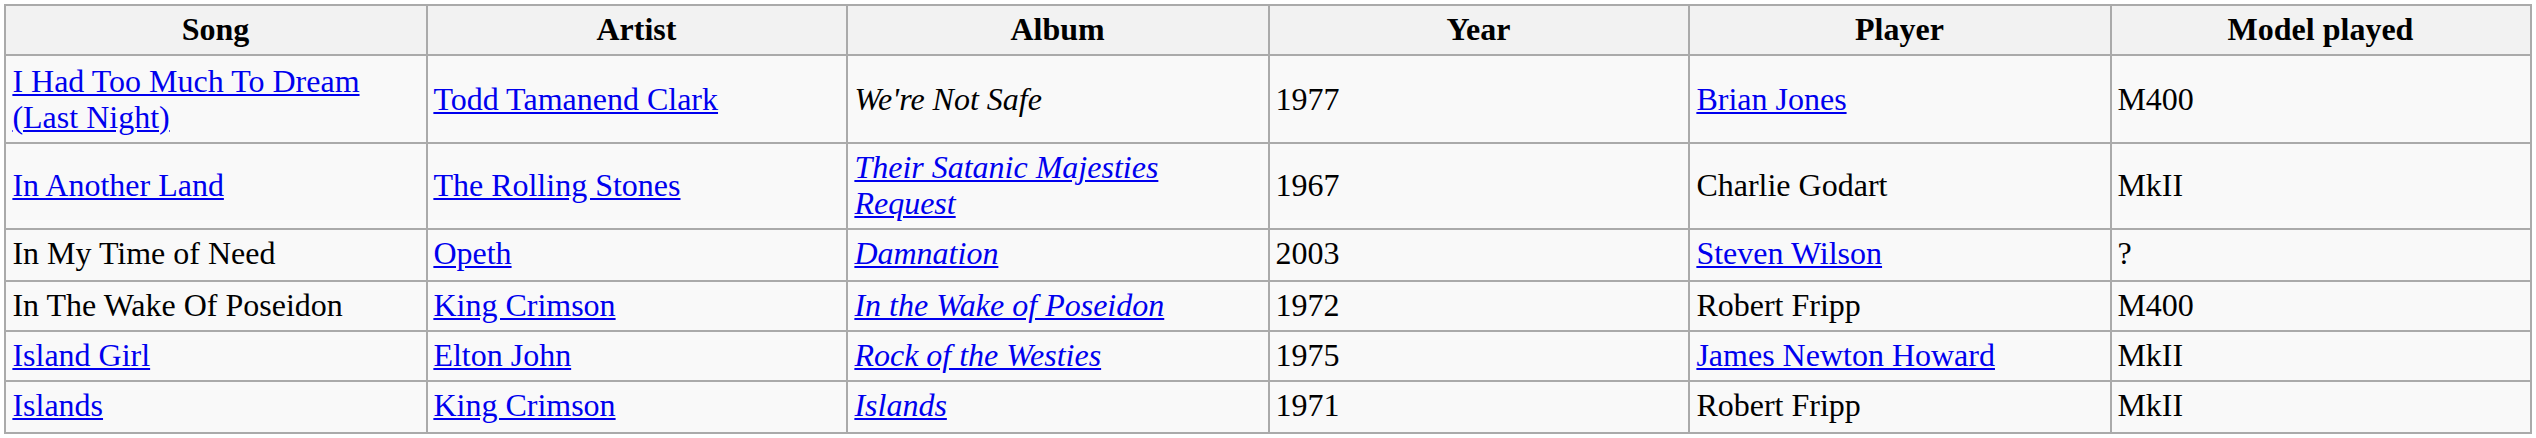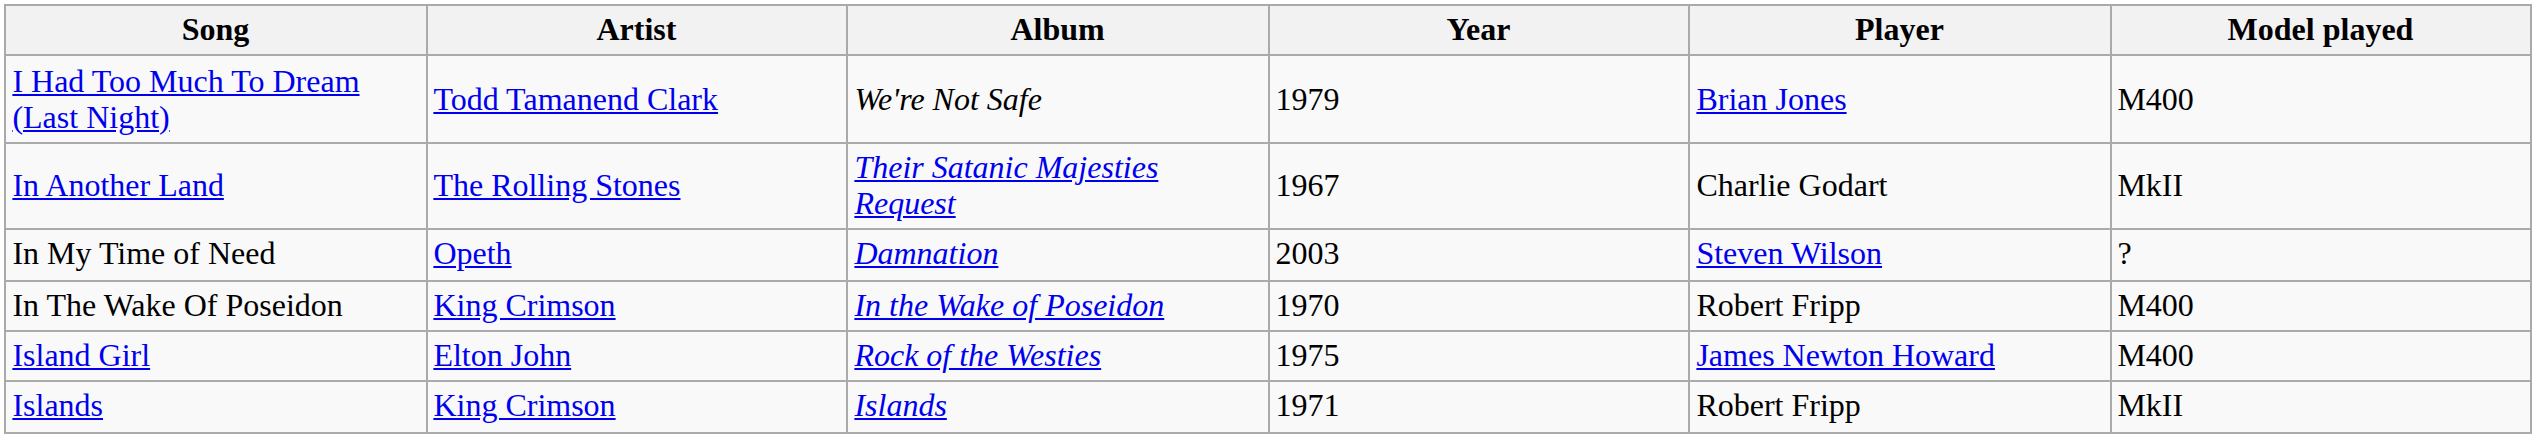(1307, 98) 1977 -> (1307, 98) 1979
(1307, 304) 1972 -> (1307, 304) 1970
(2150, 355) MkII -> (2156, 355) M400
